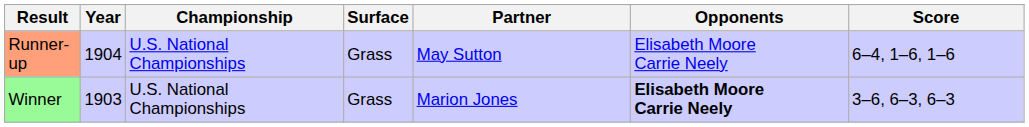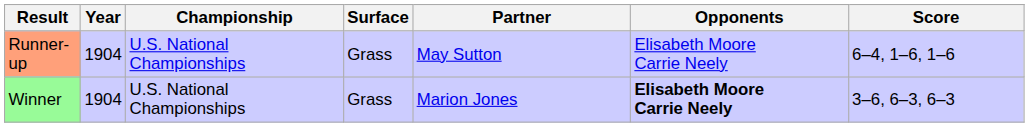(103, 99) 1903 -> (103, 99) 1904
